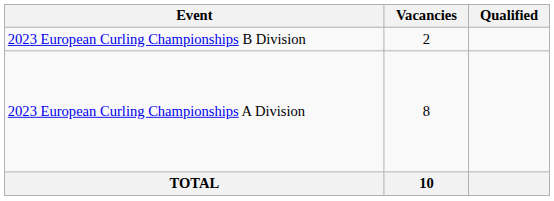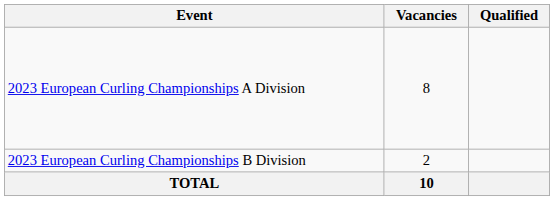rows swapped: (156, 111) <-> (157, 39)
